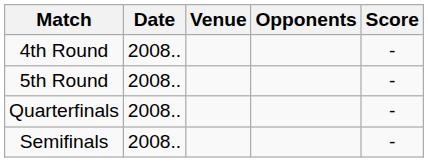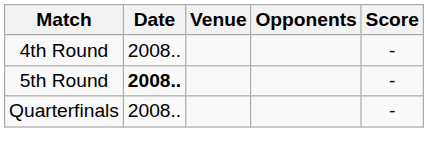(154, 80) normal -> (154, 80) bold
- row: (64, 141)
